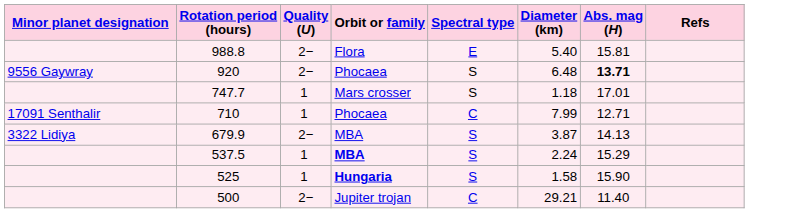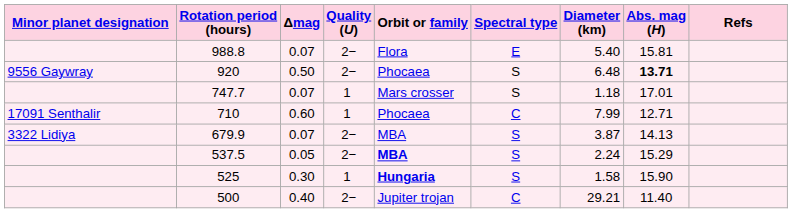+ column: (302, 23)
(306, 156) 1 -> (349, 156) 2−
